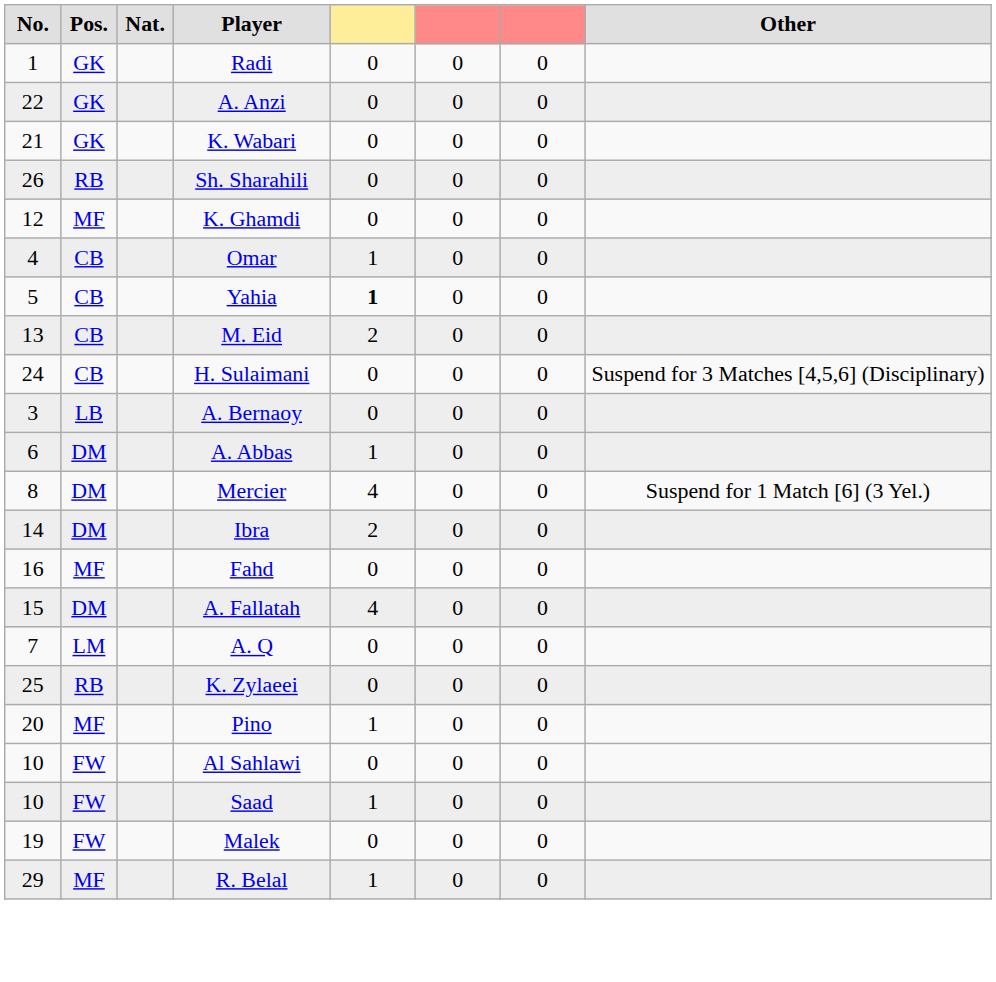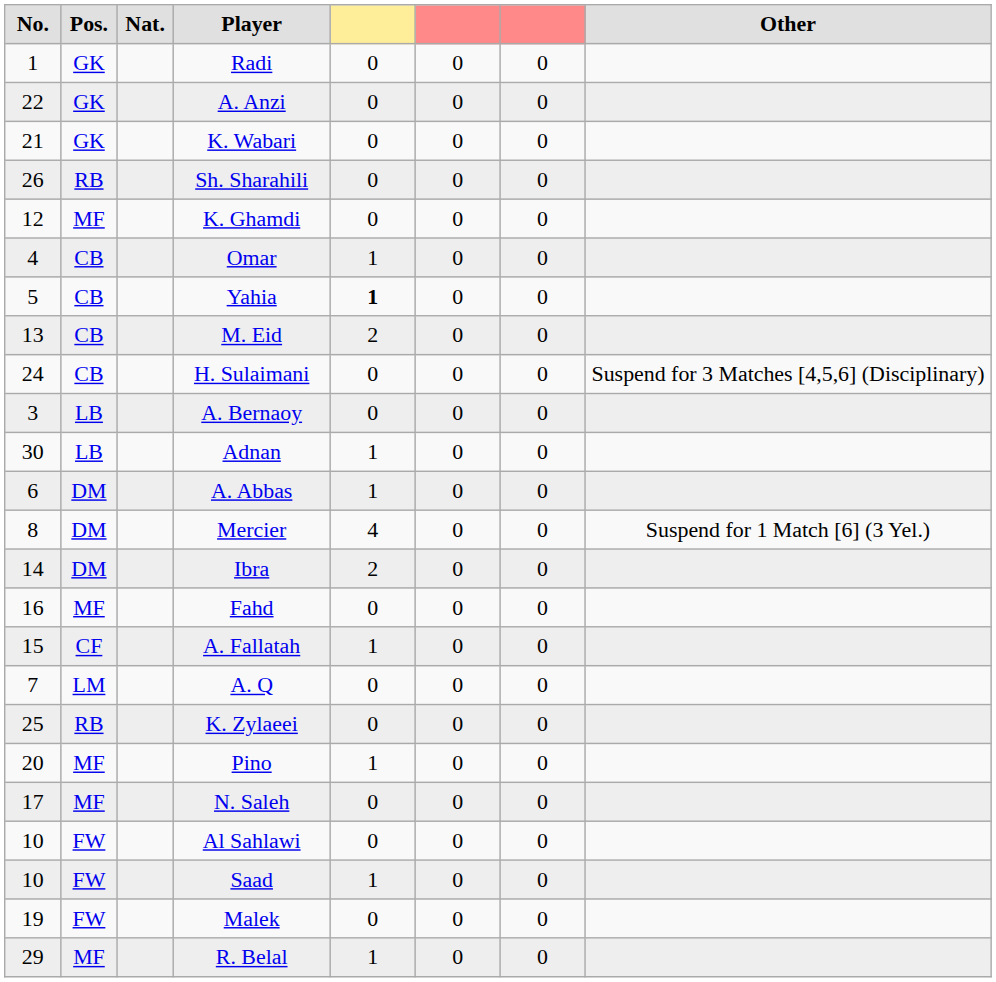+ row: (252, 451)
(89, 607) DM -> (89, 646) CF
(373, 607) 4 -> (373, 646) 1
+ row: (252, 801)
